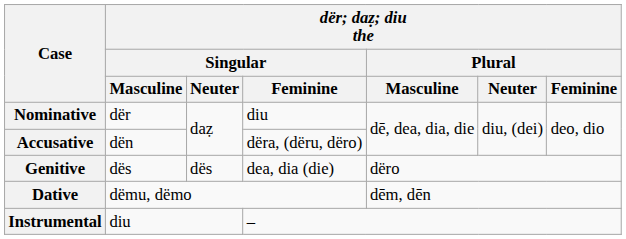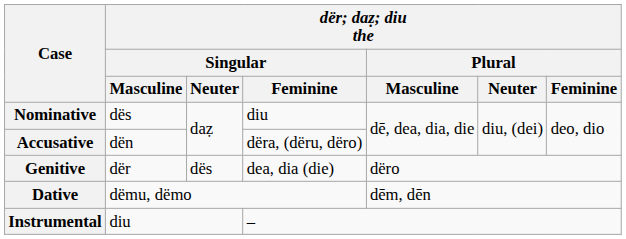(120, 115) dër -> (120, 115) dës
(120, 168) dës -> (120, 168) dër
